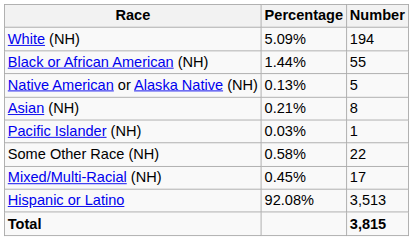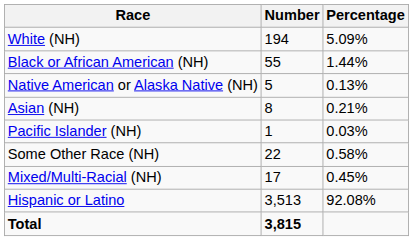columns swapped: (377, 16) <-> (304, 16)
